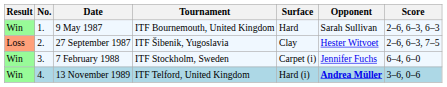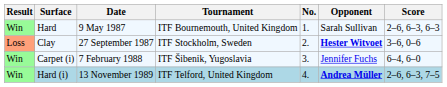columns swapped: (44, 11) <-> (298, 11)
(182, 43) ITF Šibenik, Yugoslavia -> (205, 43) ITF Stockholm, Sweden
(350, 43) normal -> (351, 43) bold
(413, 43) 2–6, 6–3, 7–5 -> (404, 43) 3–6, 0–6
(182, 58) ITF Stockholm, Sweden -> (205, 58) ITF Šibenik, Yugoslavia
(403, 74) 3–6, 0–6 -> (413, 74) 2–6, 6–3, 7–5
